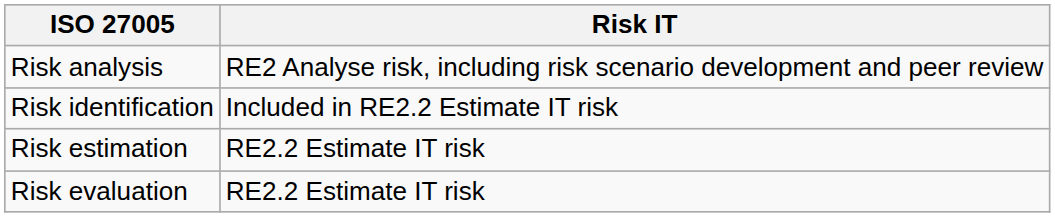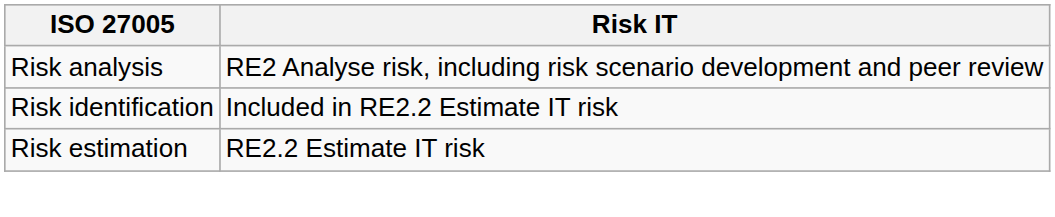- row: (99, 190)
